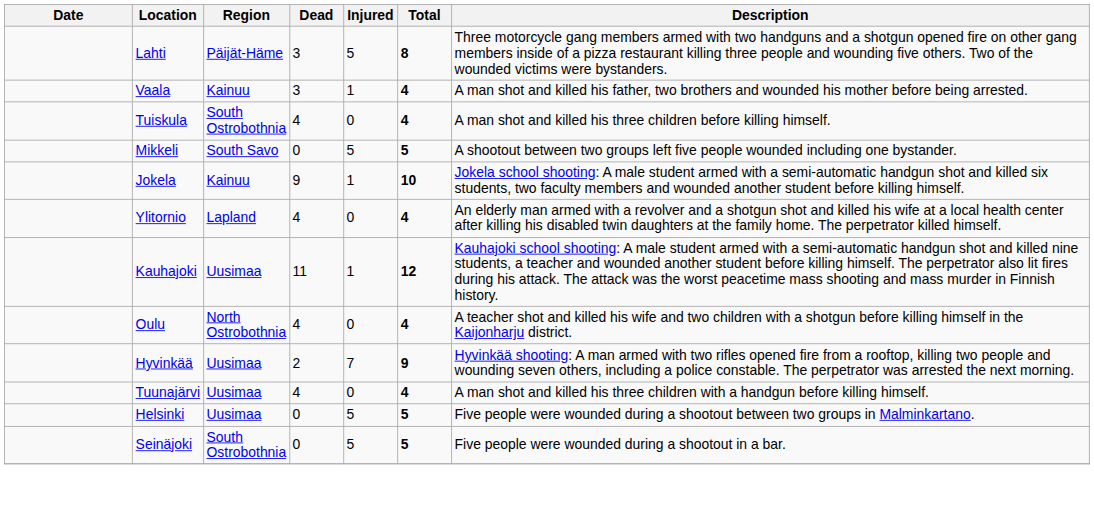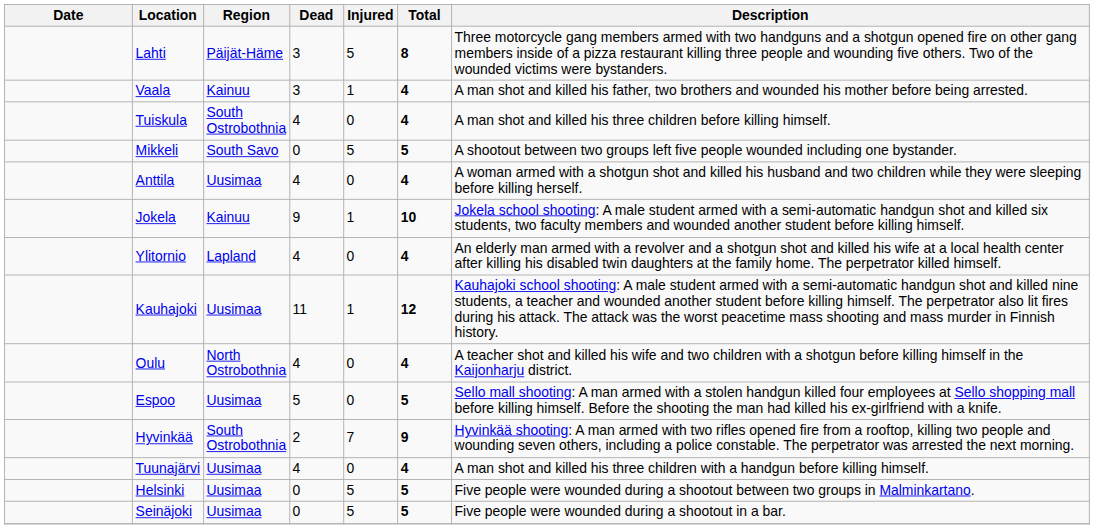+ row: (155, 180)
+ row: (155, 400)
(234, 362) Uusimaa -> (246, 438) South Ostrobothnia
(246, 444) South Ostrobothnia -> (234, 512) Uusimaa
